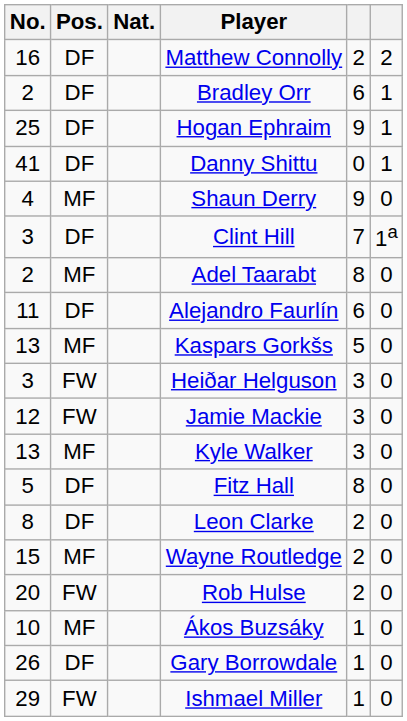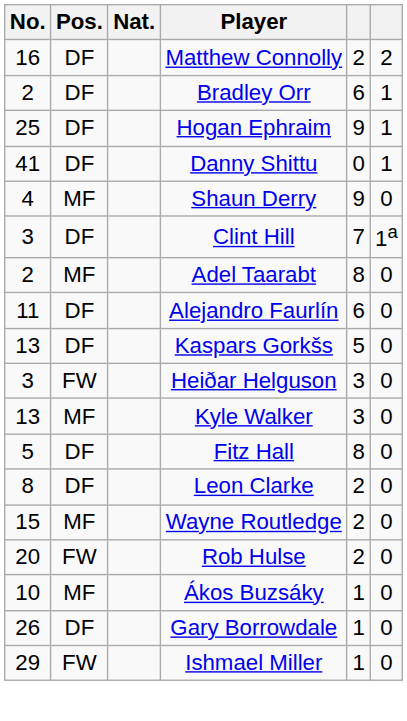(79, 345) MF -> (79, 345) DF
- row: (254, 416)
